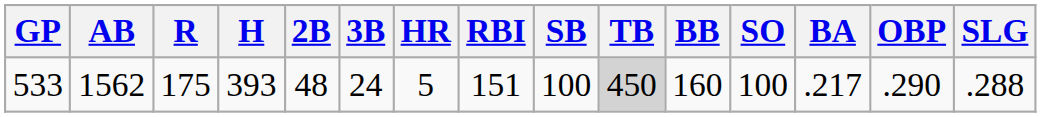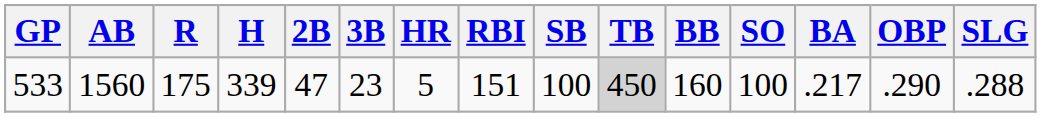(112, 84) 1562 -> (112, 84) 1560
(251, 84) 393 -> (251, 84) 339
(311, 84) 48 -> (311, 84) 47
(366, 84) 24 -> (366, 84) 23
